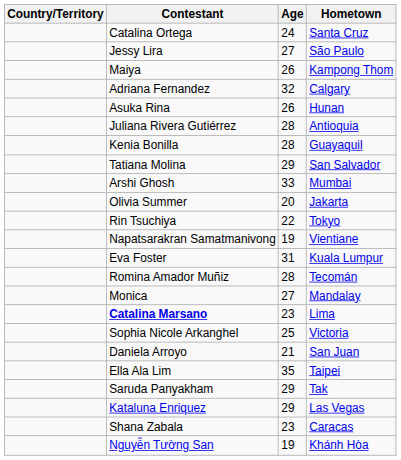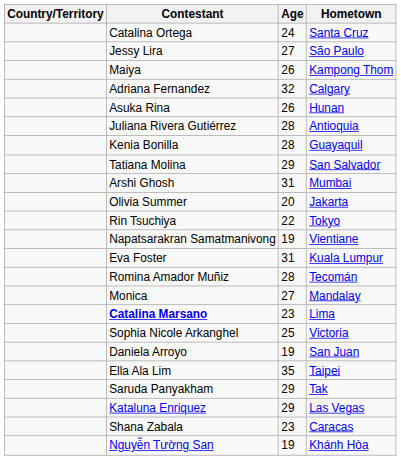(288, 183) 33 -> (288, 183) 31
(288, 352) 21 -> (288, 352) 19
